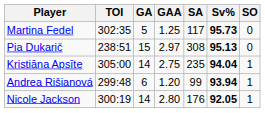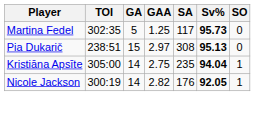- row: (50, 82)
(169, 99) 2.80 -> (159, 82) 2.82
